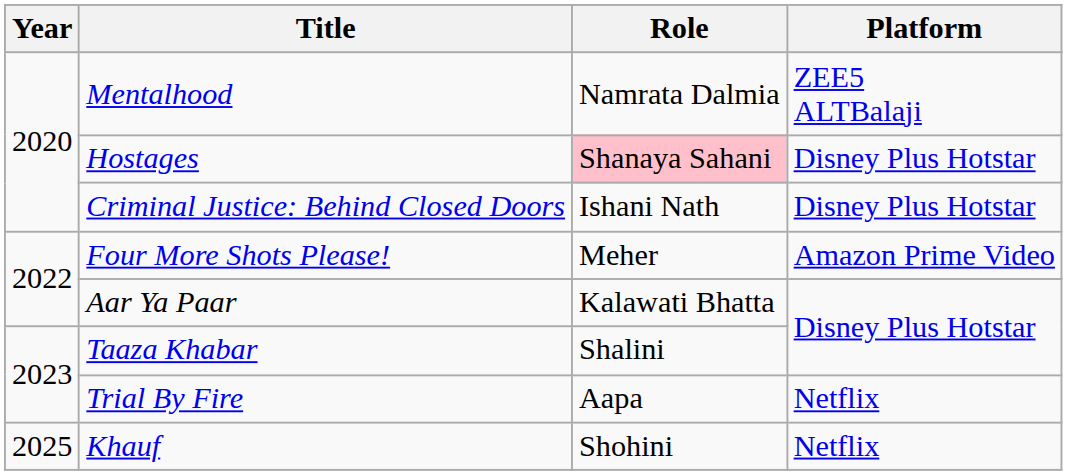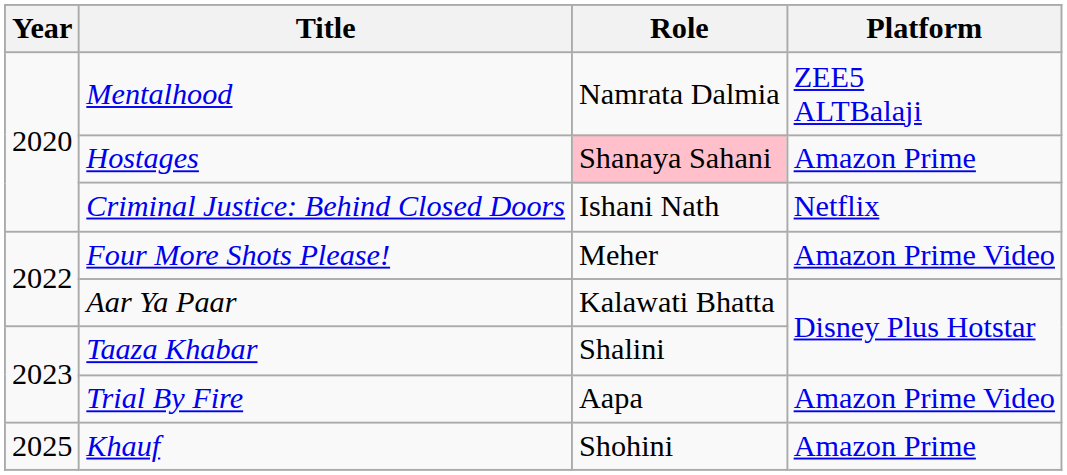(915, 158) Disney Plus Hotstar -> (885, 158) Amazon Prime
(915, 206) Disney Plus Hotstar -> (836, 206) Netflix
(836, 398) Netflix -> (924, 398) Amazon Prime Video
(836, 446) Netflix -> (885, 446) Amazon Prime
